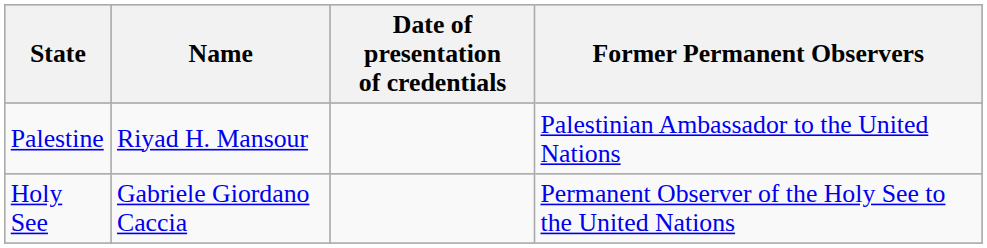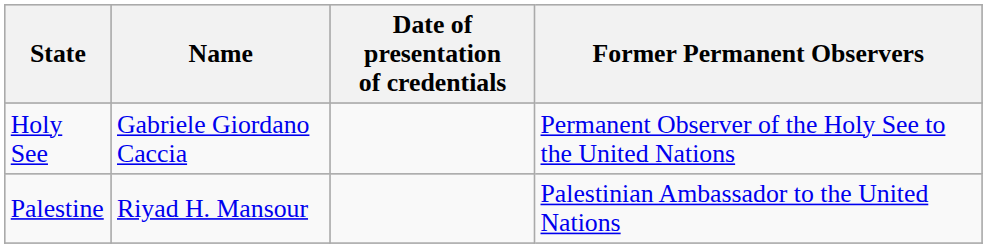rows swapped: (37, 208) <-> (57, 138)
